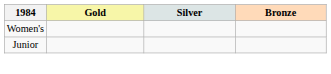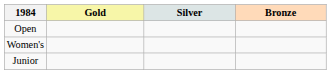+ row: (25, 28)
